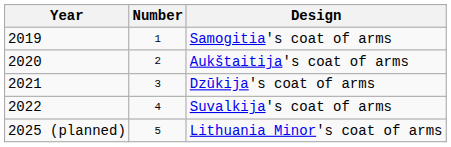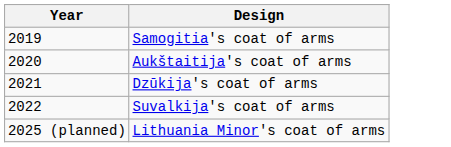- column: (158, 16)
